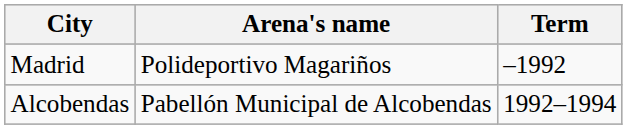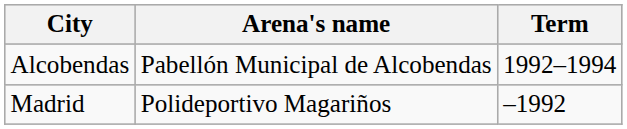rows swapped: (48, 64) <-> (70, 104)
